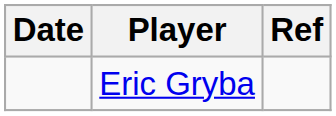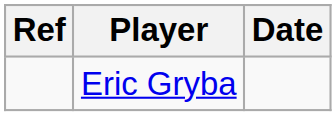columns swapped: (48, 30) <-> (297, 30)
